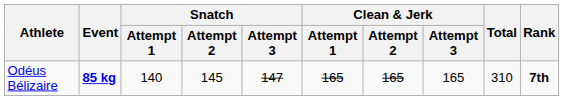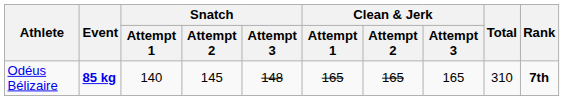(272, 78) 147 -> (272, 78) 148
